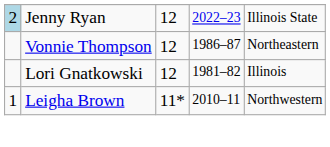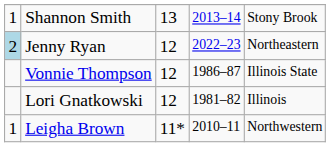+ row: (78, 18)
(282, 18) Illinois State -> (283, 45) Northeastern
(283, 45) Northeastern -> (282, 73) Illinois State
